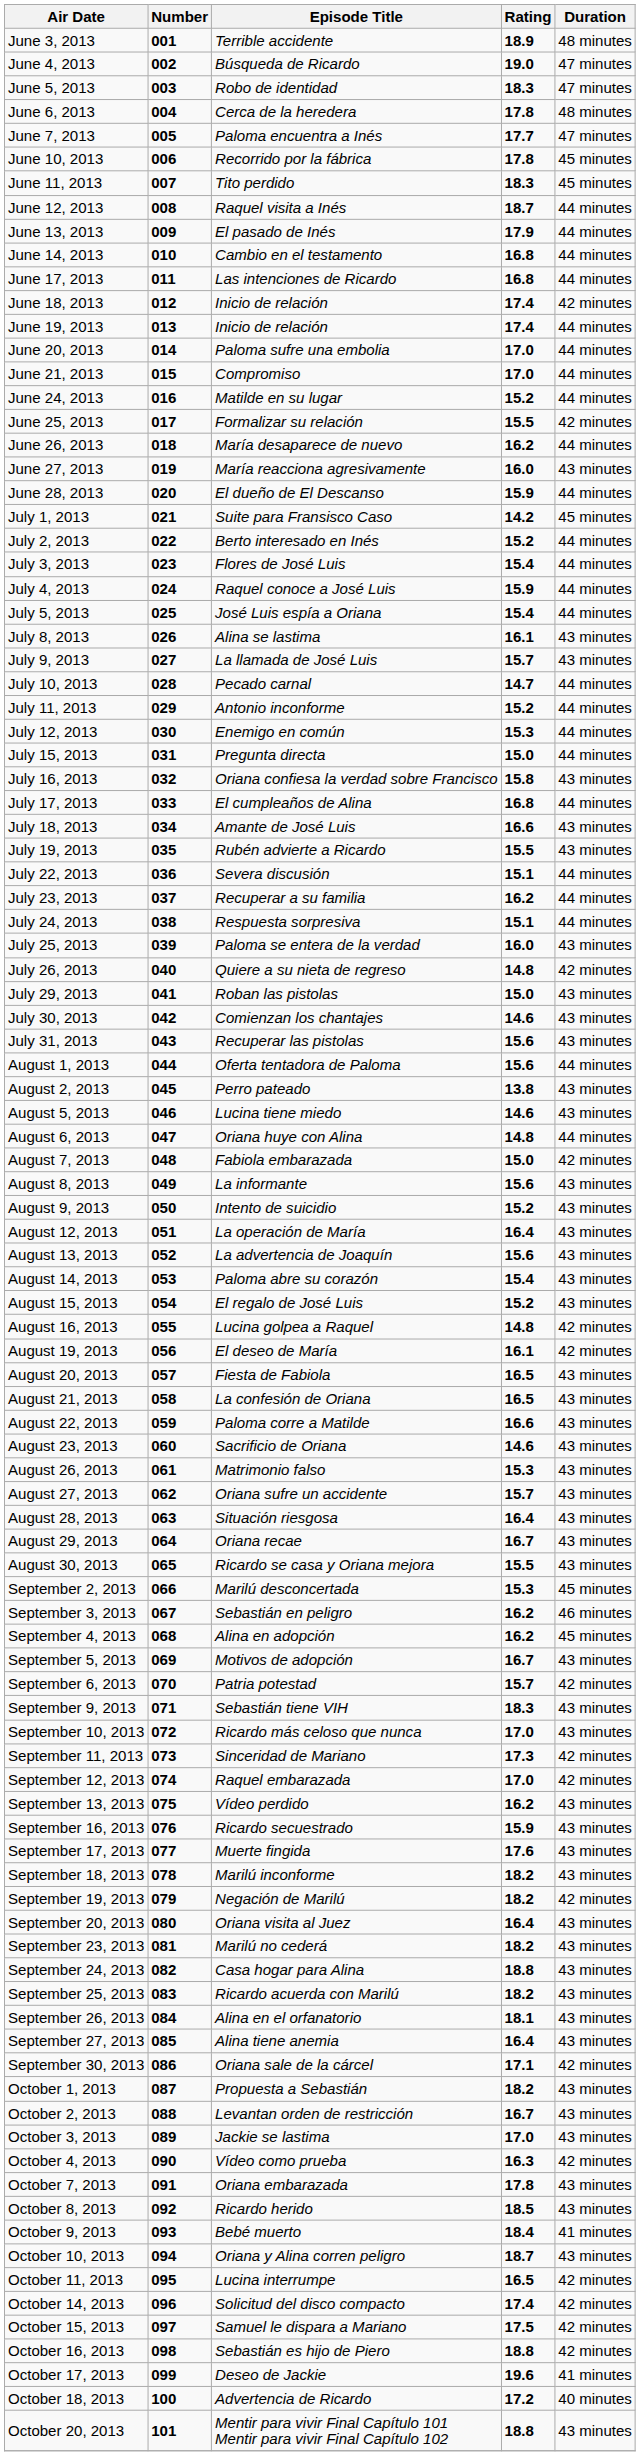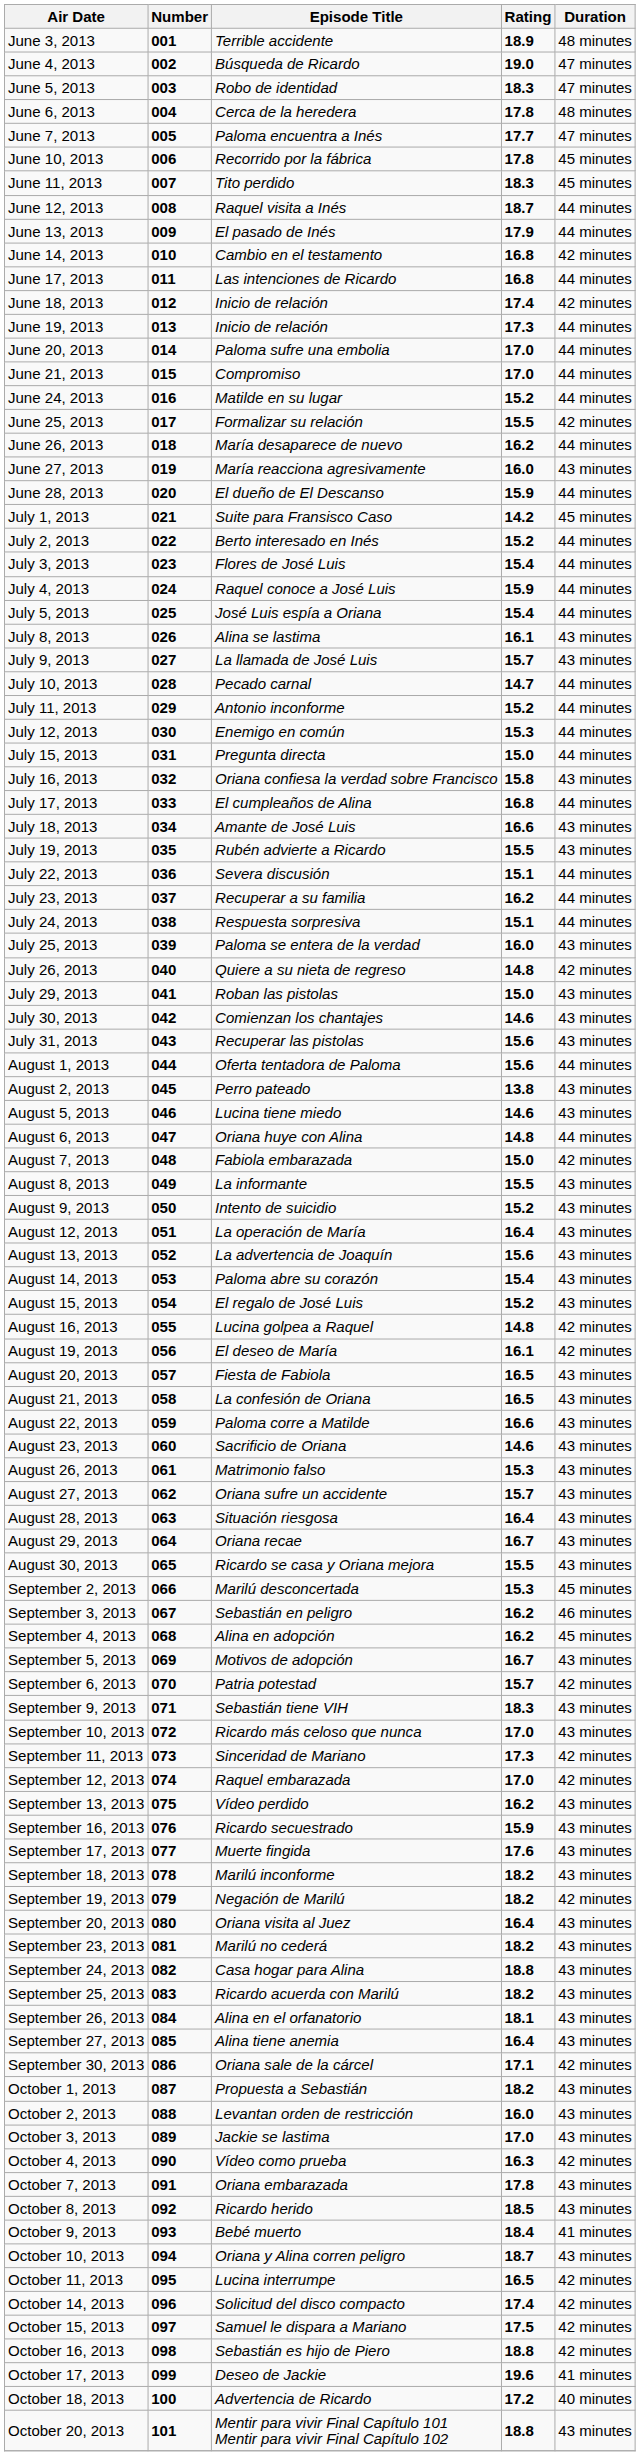(595, 255) 44 minutes -> (595, 255) 42 minutes
(519, 326) 17.4 -> (519, 326) 17.3
(519, 1184) 15.6 -> (519, 1184) 15.5
(519, 2113) 16.7 -> (519, 2113) 16.0
